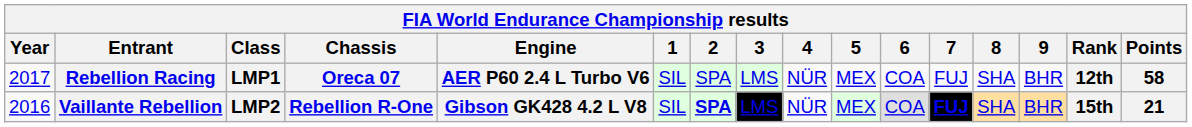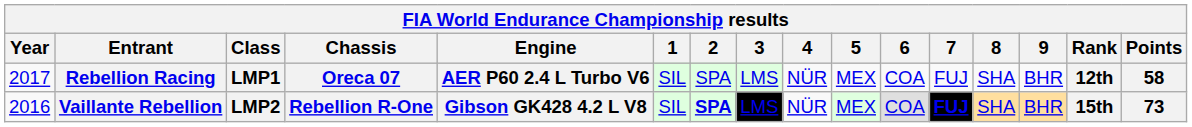(1154, 106) 21 -> (1154, 106) 73
